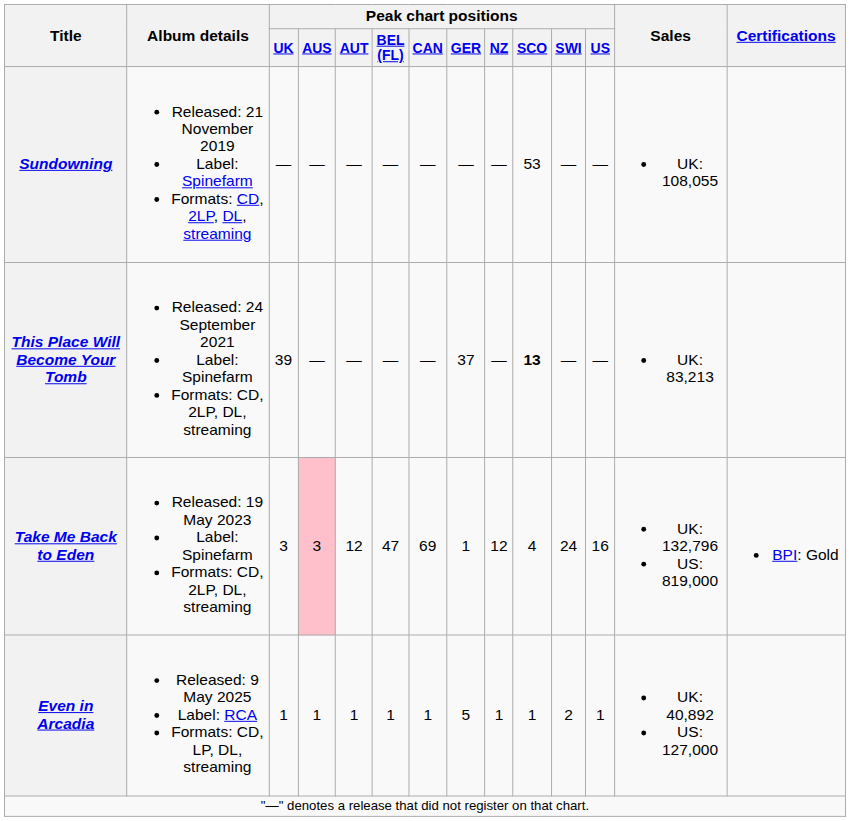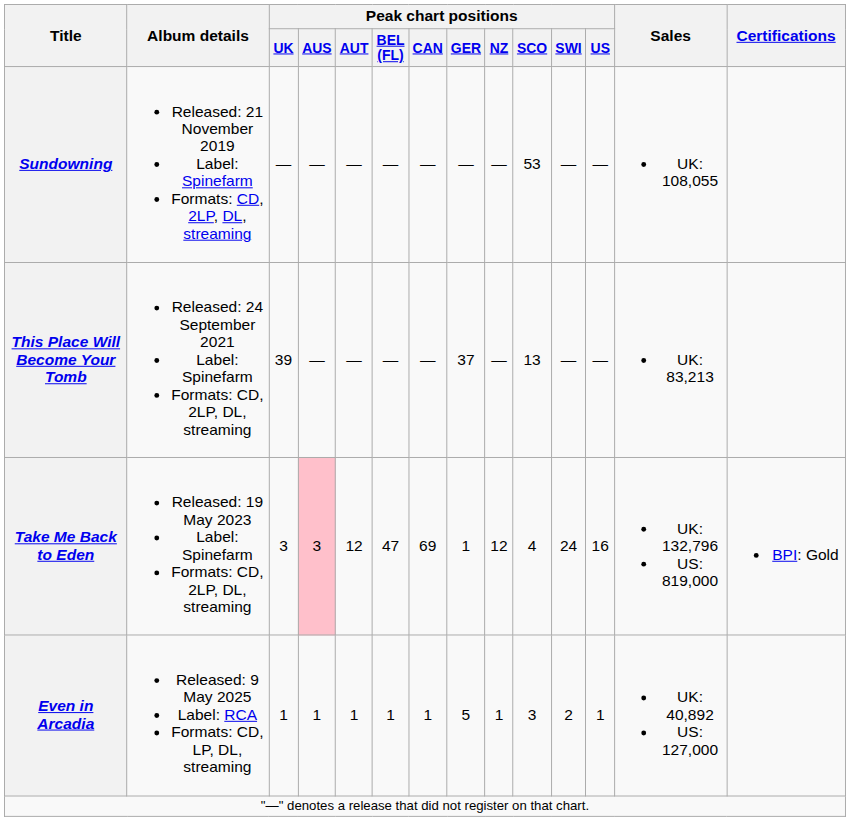(532, 359) bold -> (532, 359) normal
(532, 715) 1 -> (532, 715) 3
